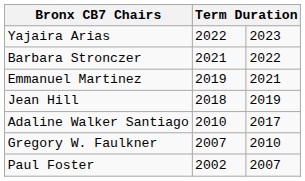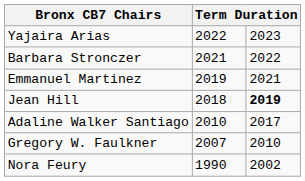(265, 101) normal -> (265, 101) bold
- row: (51, 165)
+ row: (47, 165)
